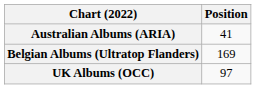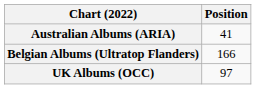(226, 53) 169 -> (226, 53) 166
